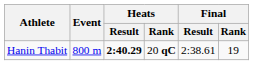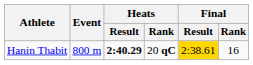(198, 50) no background -> (198, 50) gold background
(233, 50) 19 -> (233, 50) 16
